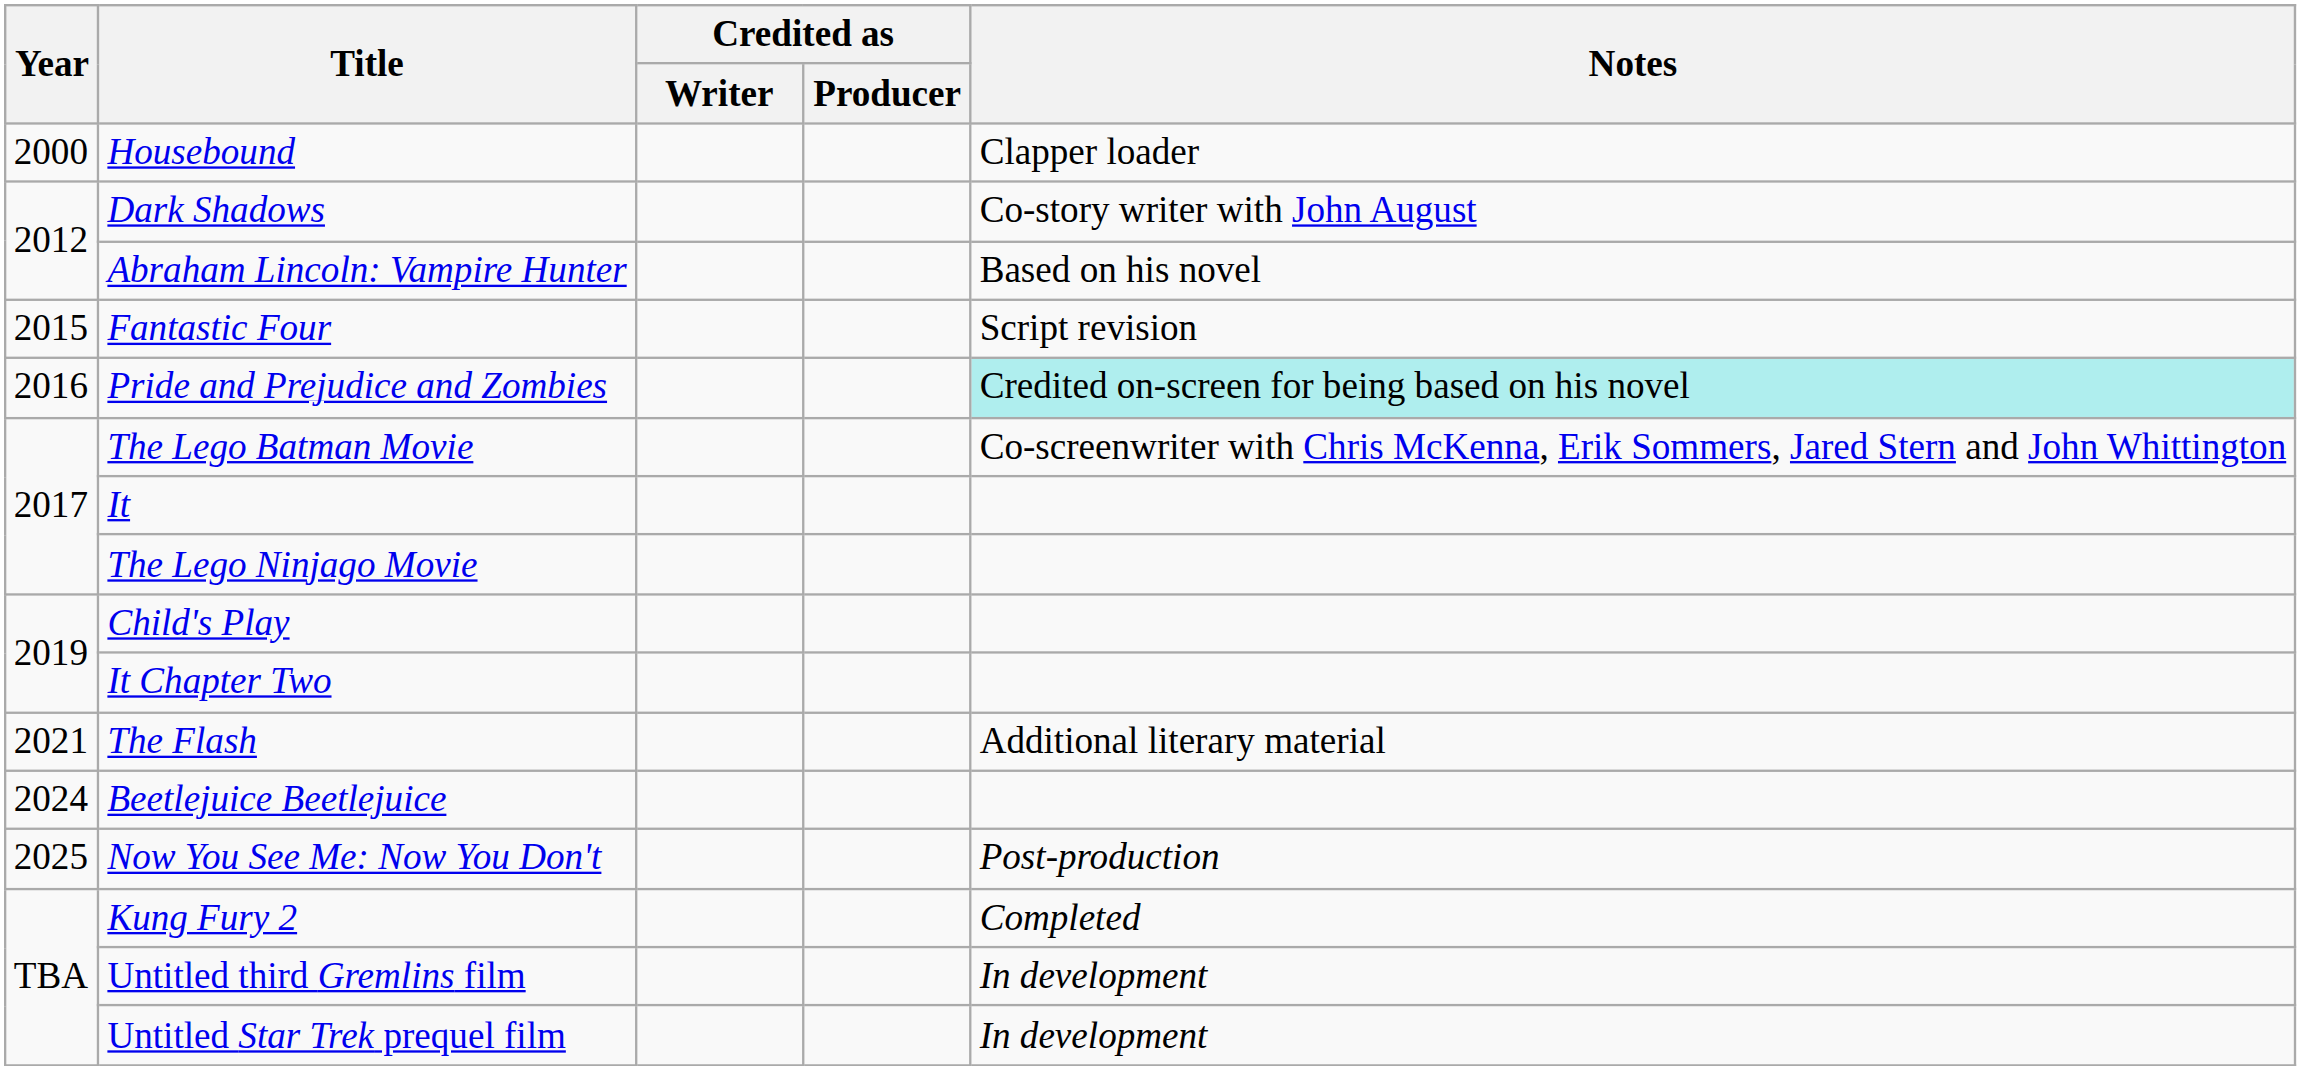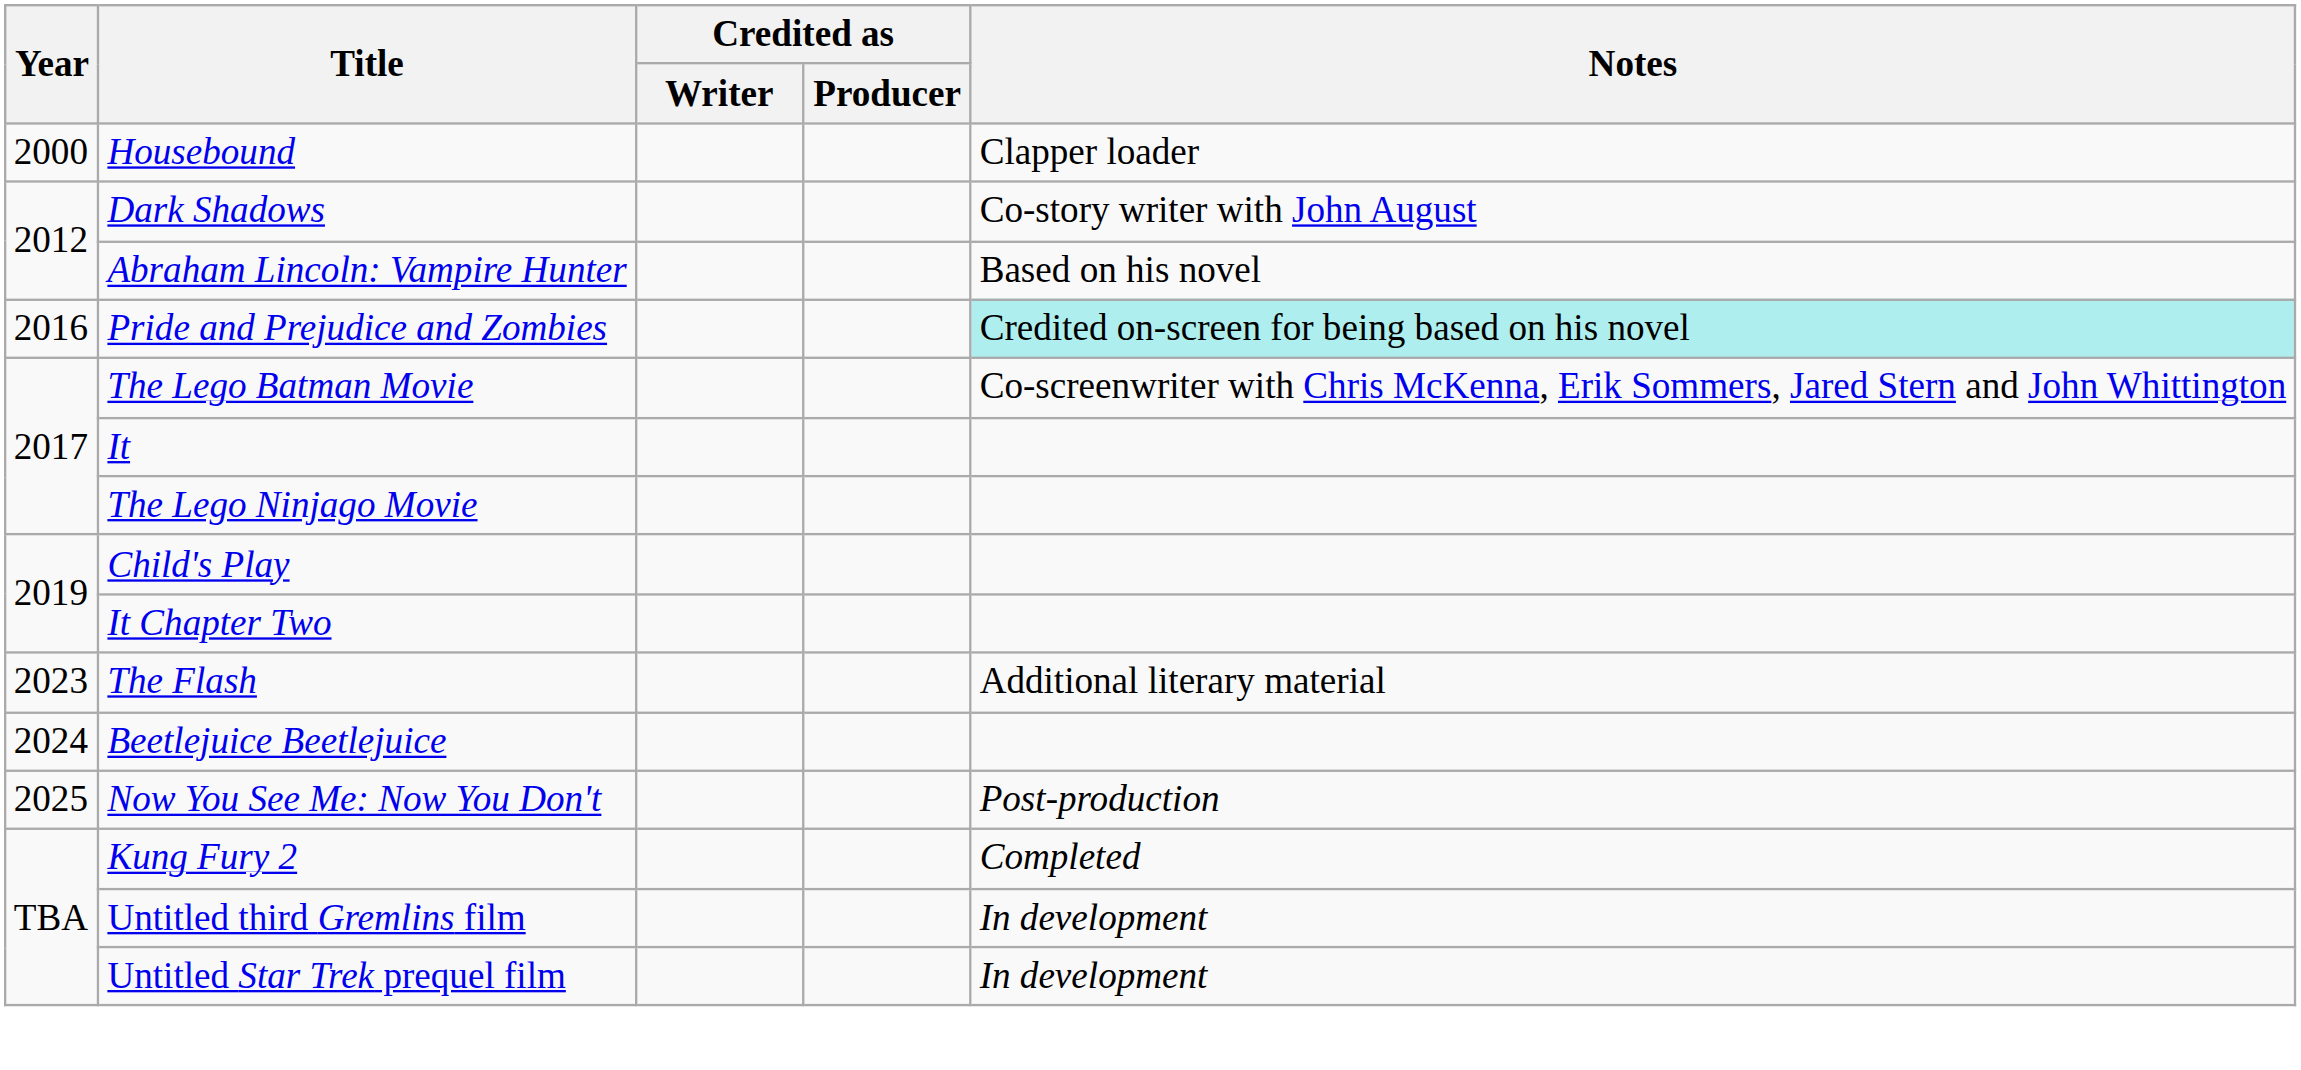- row: (219, 328)
(51, 740) 2021 -> (51, 681) 2023
